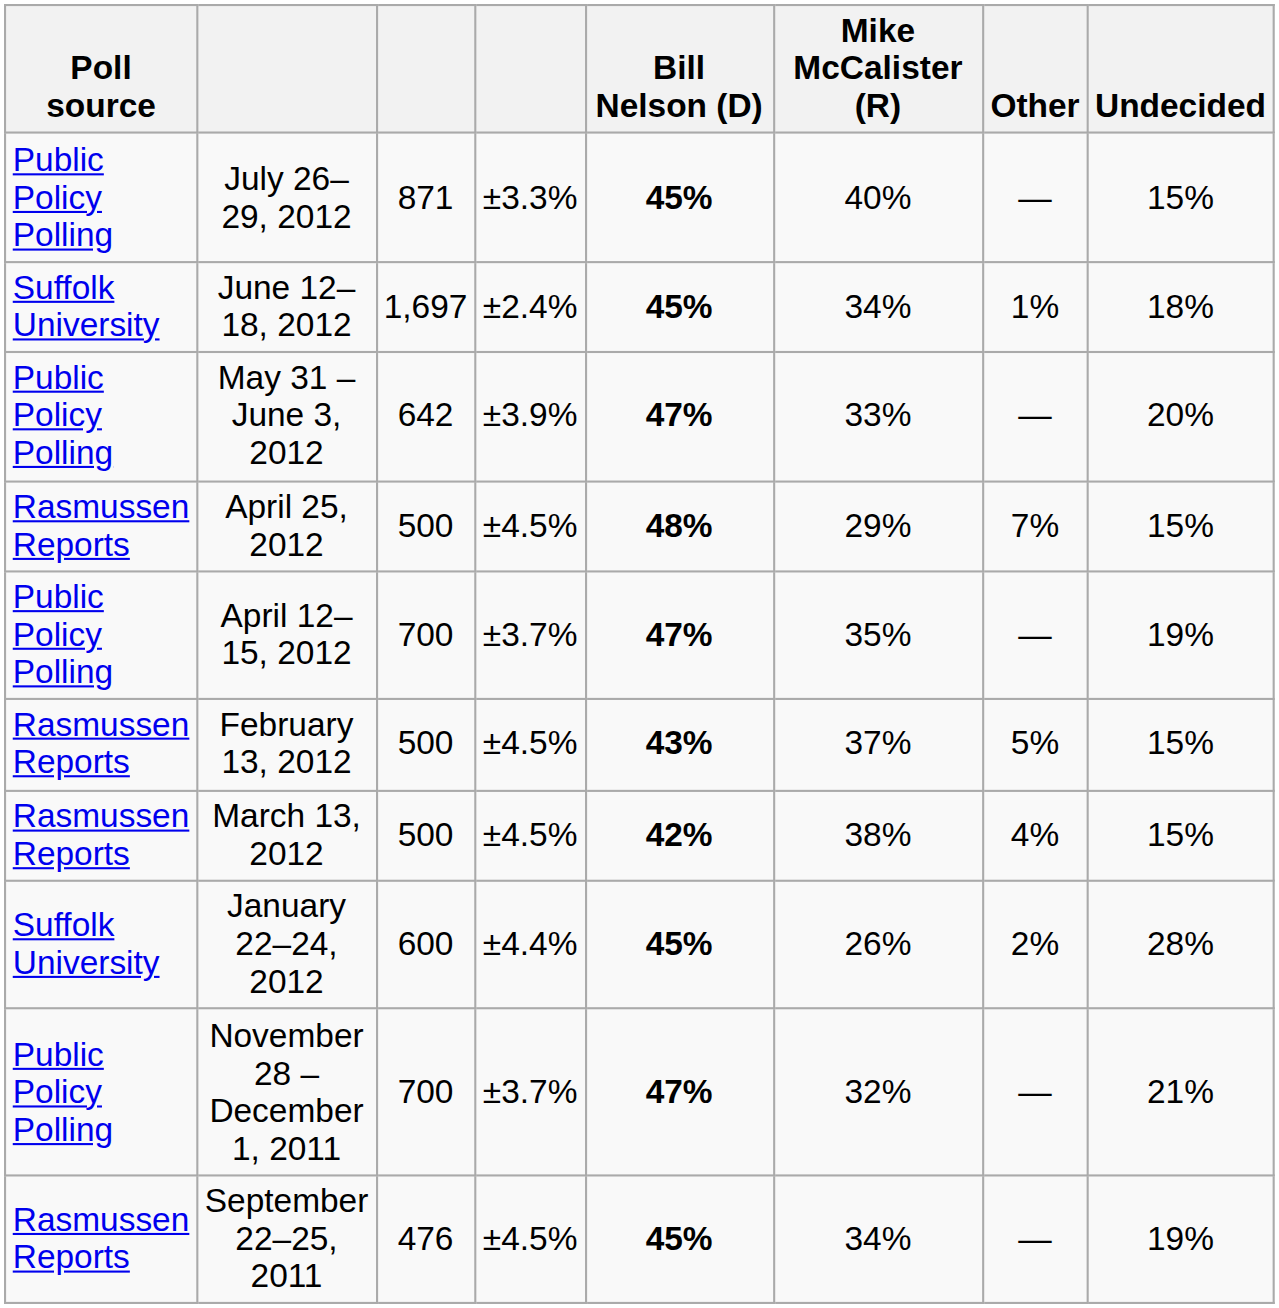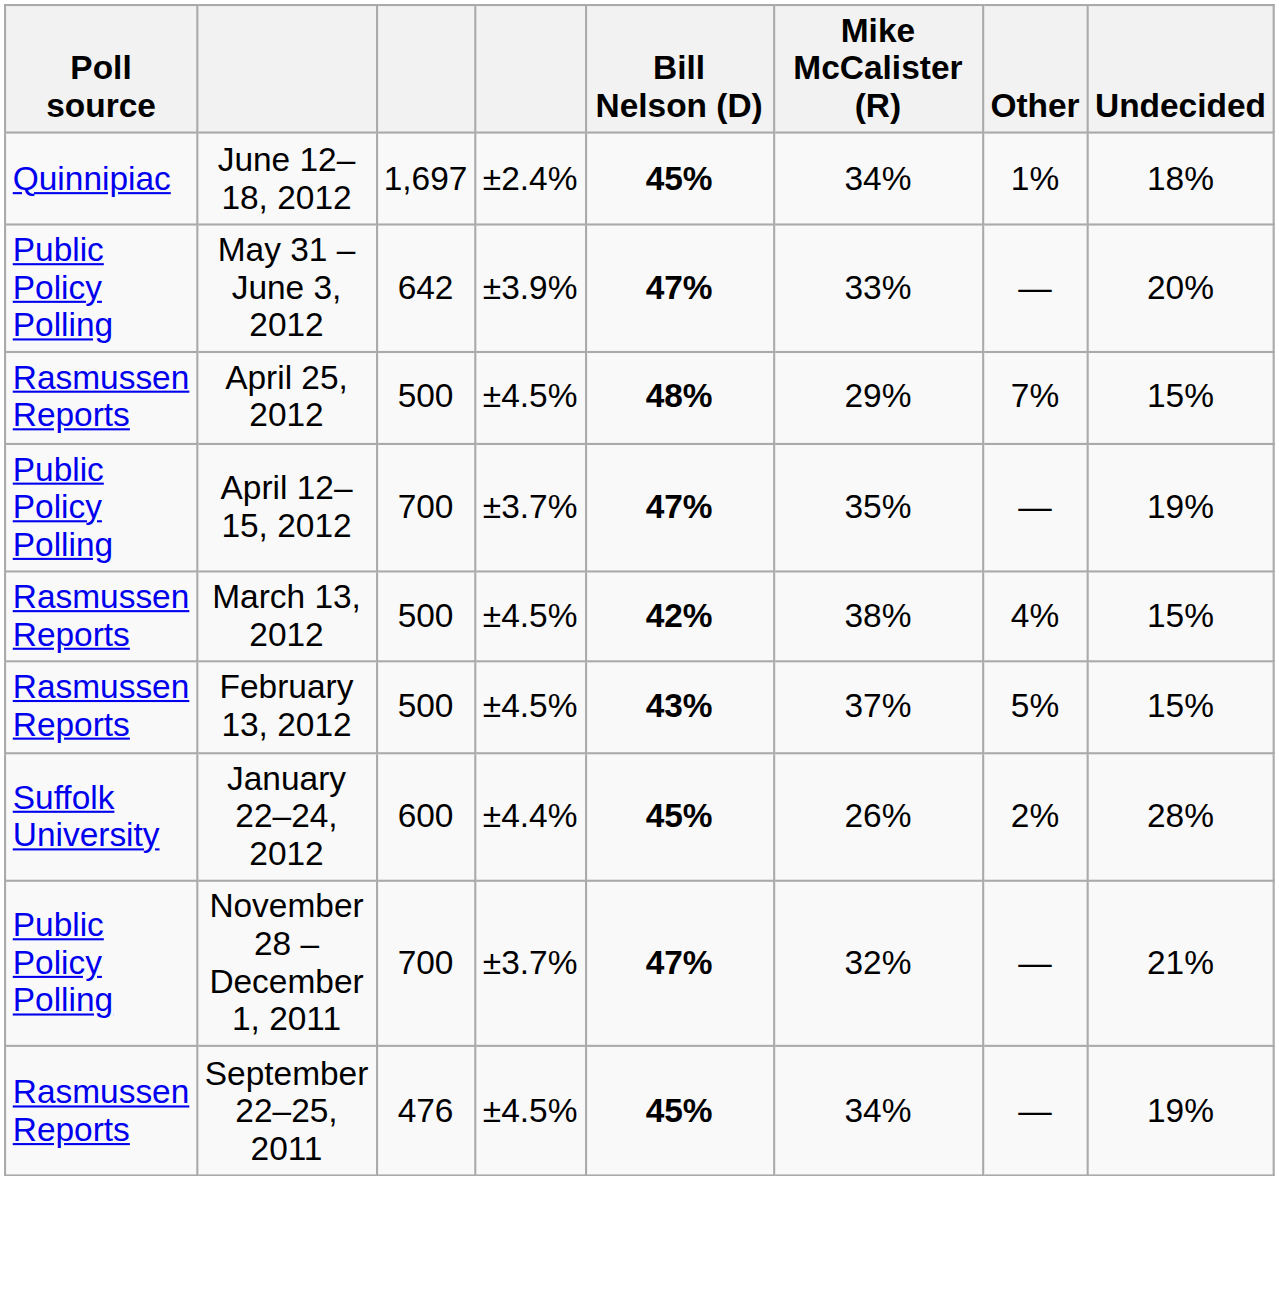- row: (287, 196)
(86, 306) Suffolk University -> (92, 178) Quinnipiac
rows swapped: (287, 834) <-> (287, 744)
